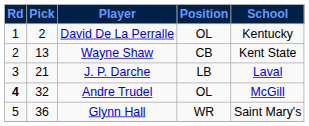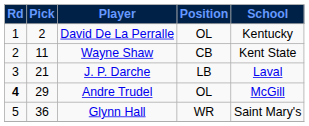(42, 53) 13 -> (42, 53) 11
(42, 92) 32 -> (42, 92) 29
